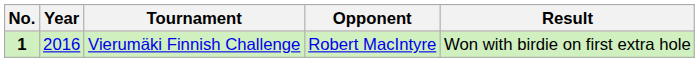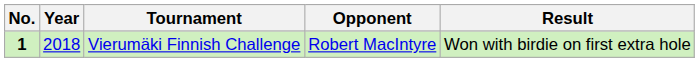(62, 44) 2016 -> (62, 44) 2018
